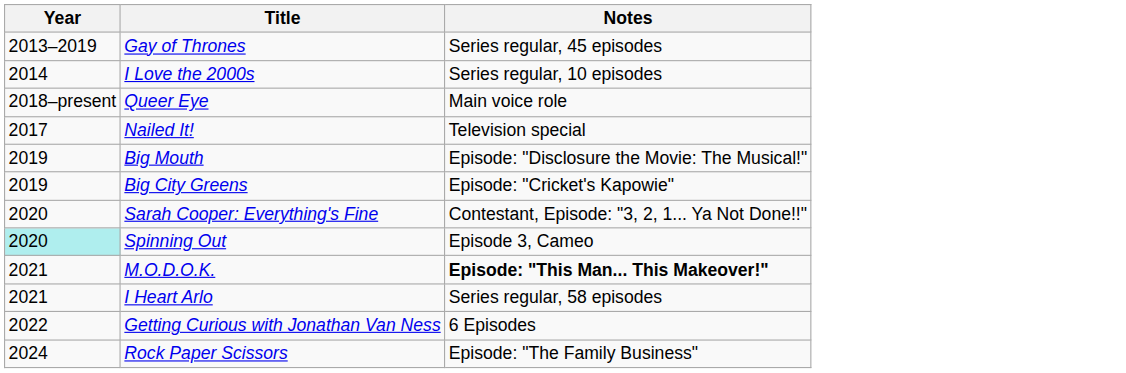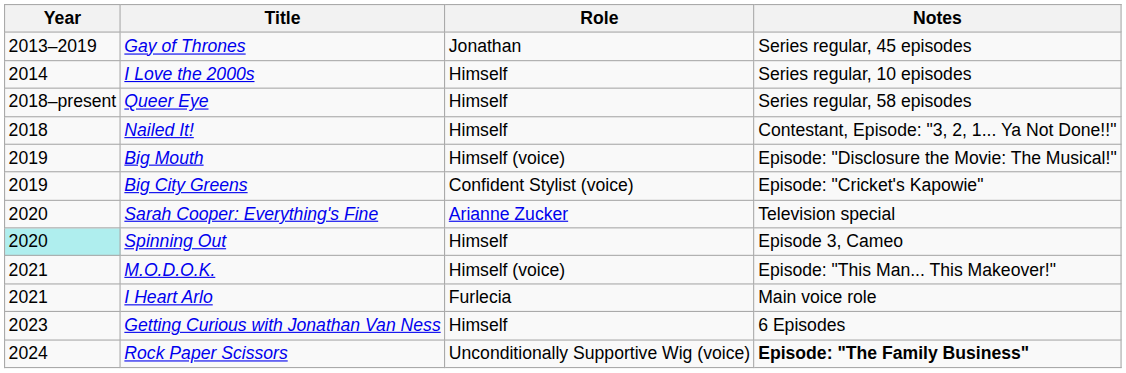+ column: (599, 18)
(508, 102) Main voice role -> (865, 102) Series regular, 58 episodes
(28, 130) 2017 -> (28, 130) 2018
(517, 130) Television special -> (937, 130) Contestant, Episode: "3, 2, 1... Ya Not Done!!"
(628, 213) Contestant, Episode: "3, 2, 1... Ya Not Done!!" -> (827, 213) Television special
(609, 269) bold -> (907, 269) normal
(555, 297) Series regular, 58 episodes -> (817, 297) Main voice role
(28, 325) 2022 -> (28, 325) 2023
(573, 353) normal -> (894, 353) bold
